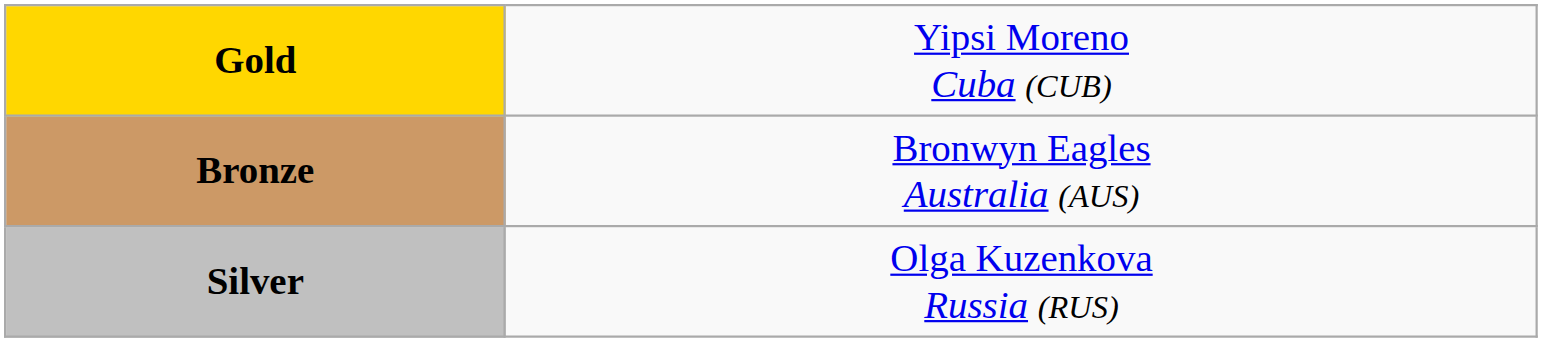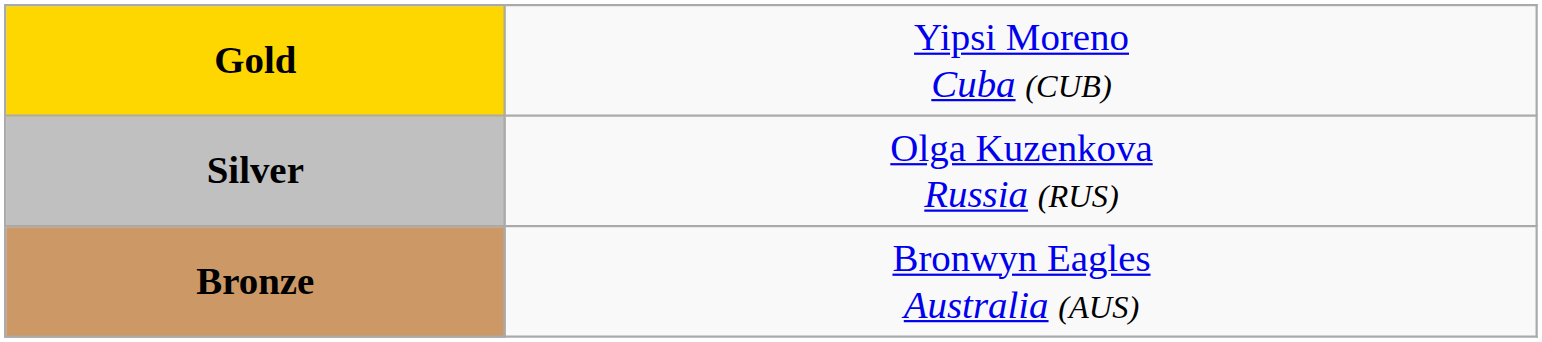rows swapped: (255, 280) <-> (255, 169)
